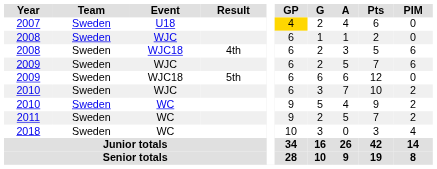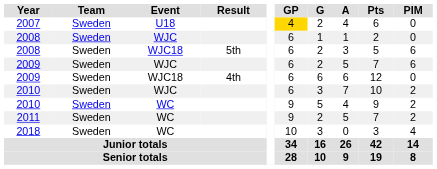(233, 51) 4th -> (233, 51) 5th
(233, 77) 5th -> (233, 77) 4th
